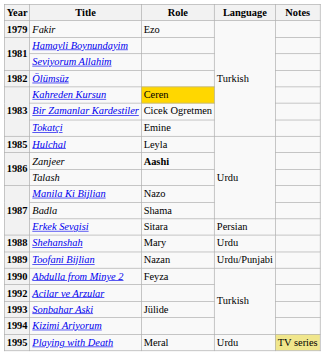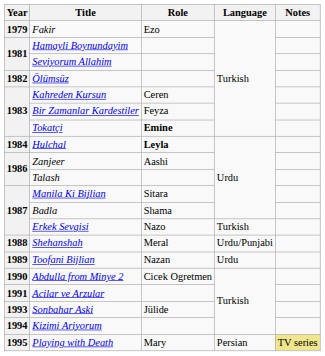(156, 95) gold background -> (156, 95) no background
(178, 111) Cicek Ogretmen -> (156, 111) Feyza
(157, 128) normal -> (158, 128) bold
(17, 144) 1985 -> (17, 144) 1984
(155, 144) normal -> (156, 144) bold
(156, 161) bold -> (156, 161) normal
(155, 194) Nazo -> (156, 194) Sitara
(156, 227) Sitara -> (155, 227) Nazo
(232, 227) Persian -> (233, 227) Turkish
(155, 243) Mary -> (156, 243) Meral
(228, 243) Urdu -> (245, 243) Urdu/Punjabi
(245, 260) Urdu/Punjabi -> (228, 260) Urdu
(156, 276) Feyza -> (178, 276) Cicek Ogretmen
(17, 293) 1992 -> (17, 293) 1991
(156, 342) Meral -> (155, 342) Mary
(228, 342) Urdu -> (232, 342) Persian
